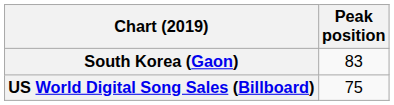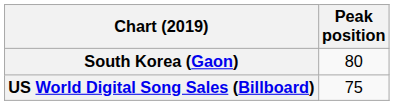(354, 61) 83 -> (354, 61) 80
